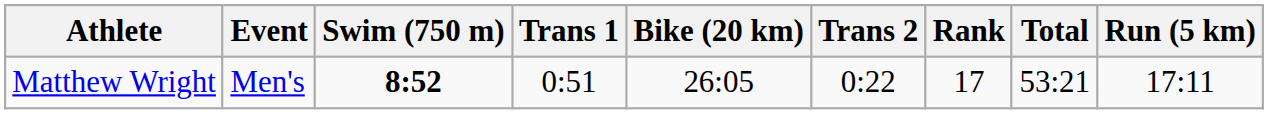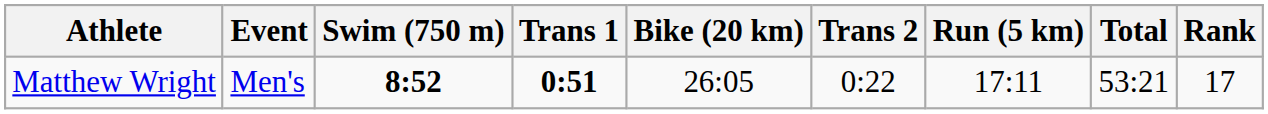columns swapped: (1180, 30) <-> (969, 30)
(569, 81) normal -> (569, 81) bold
